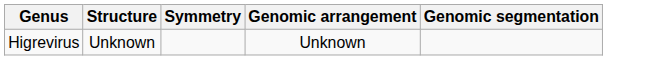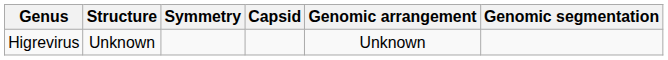+ column: (275, 17)
